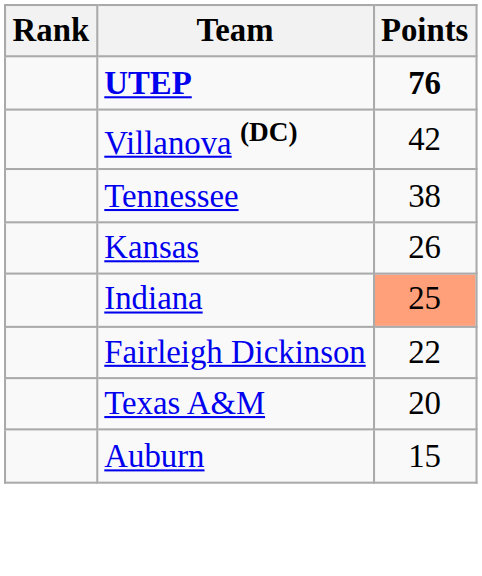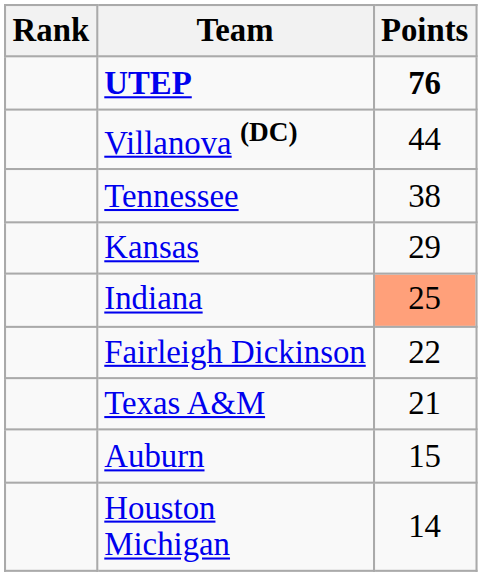(425, 138) 42 -> (425, 138) 44
(425, 247) 26 -> (425, 247) 29
(425, 403) 20 -> (425, 403) 21
+ row: (167, 526)
